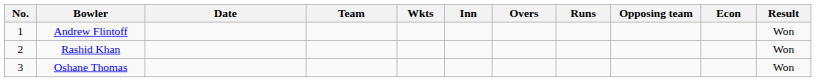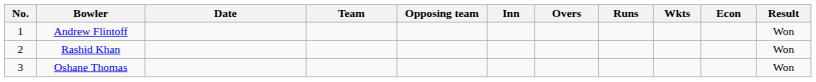columns swapped: (656, 13) <-> (421, 13)
